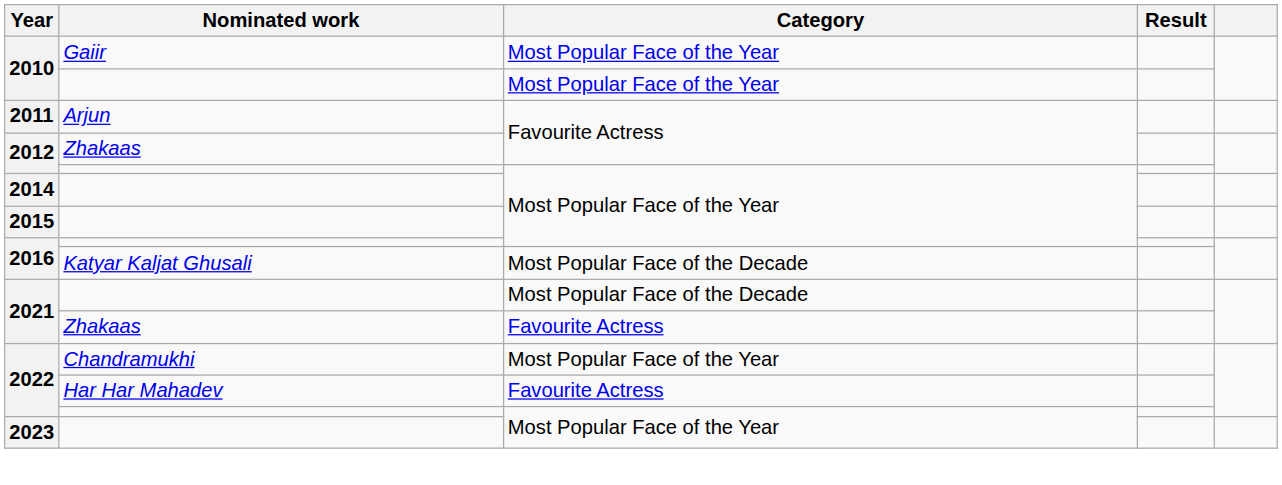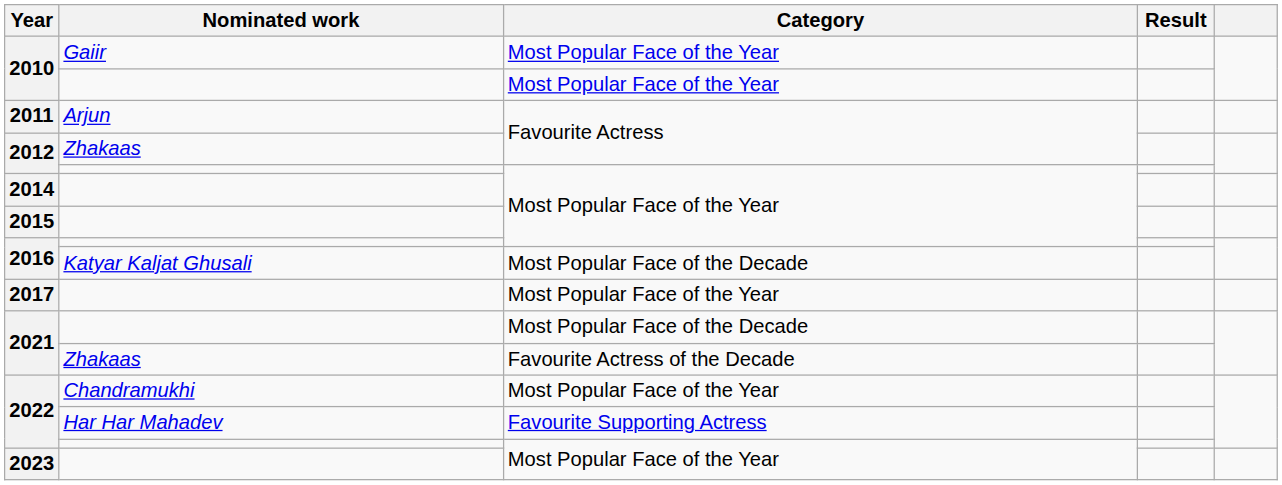+ row: (32, 294)
(586, 326) Favourite Actress -> (651, 358) Favourite Actress of the Decade
(586, 390) Favourite Actress -> (637, 422) Favourite Supporting Actress
